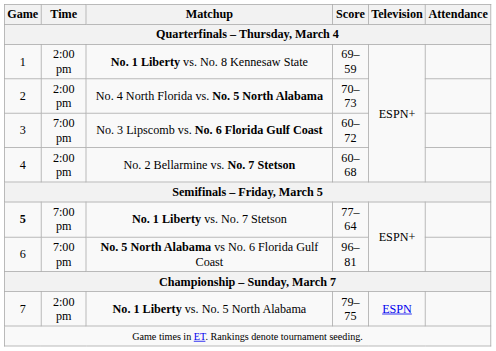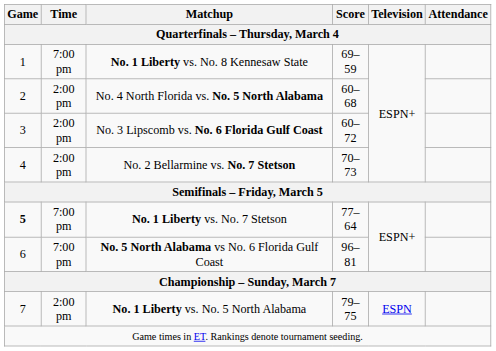(64, 62) 2:00 pm -> (64, 62) 7:00 pm
(350, 96) 70–73 -> (350, 96) 60–68
(64, 130) 7:00 pm -> (64, 130) 2:00 pm
(350, 165) 60–68 -> (350, 165) 70–73
